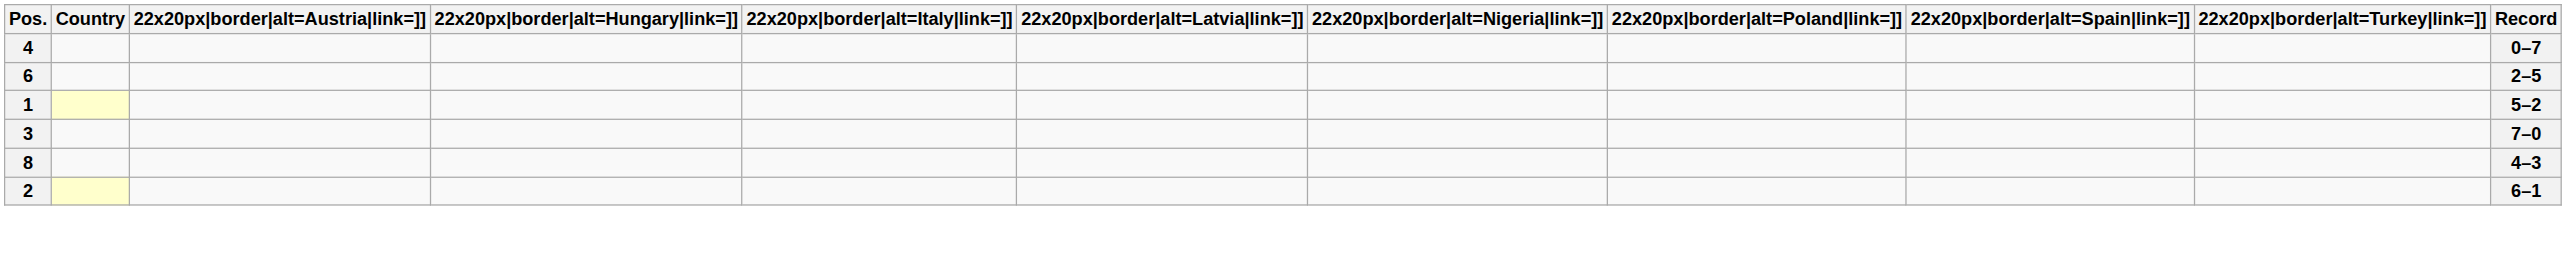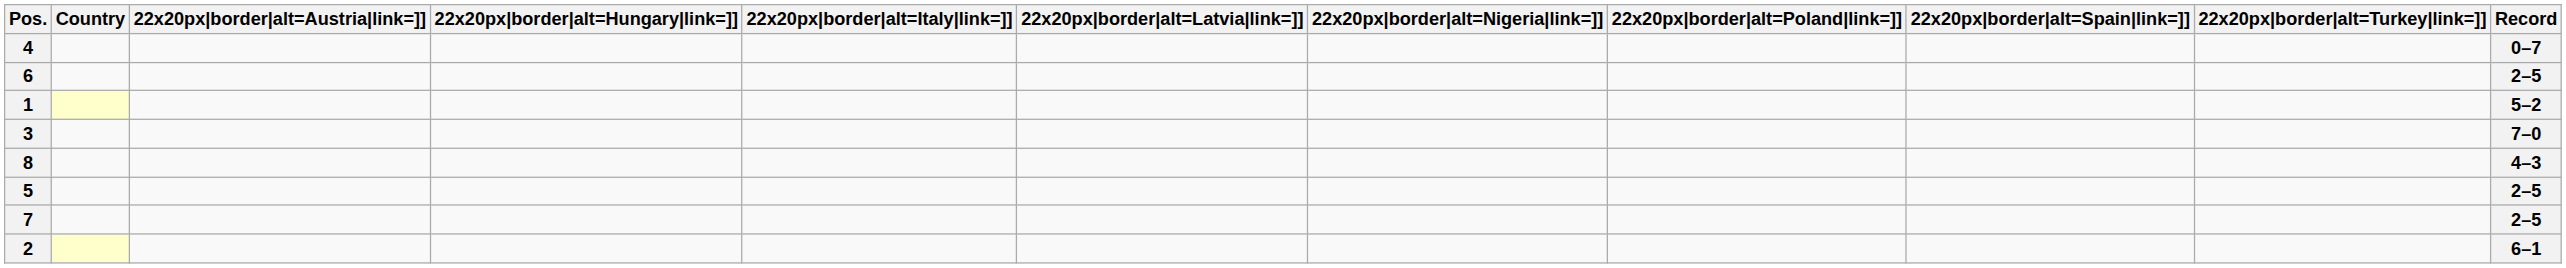+ row: (28, 191)
+ row: (28, 220)
